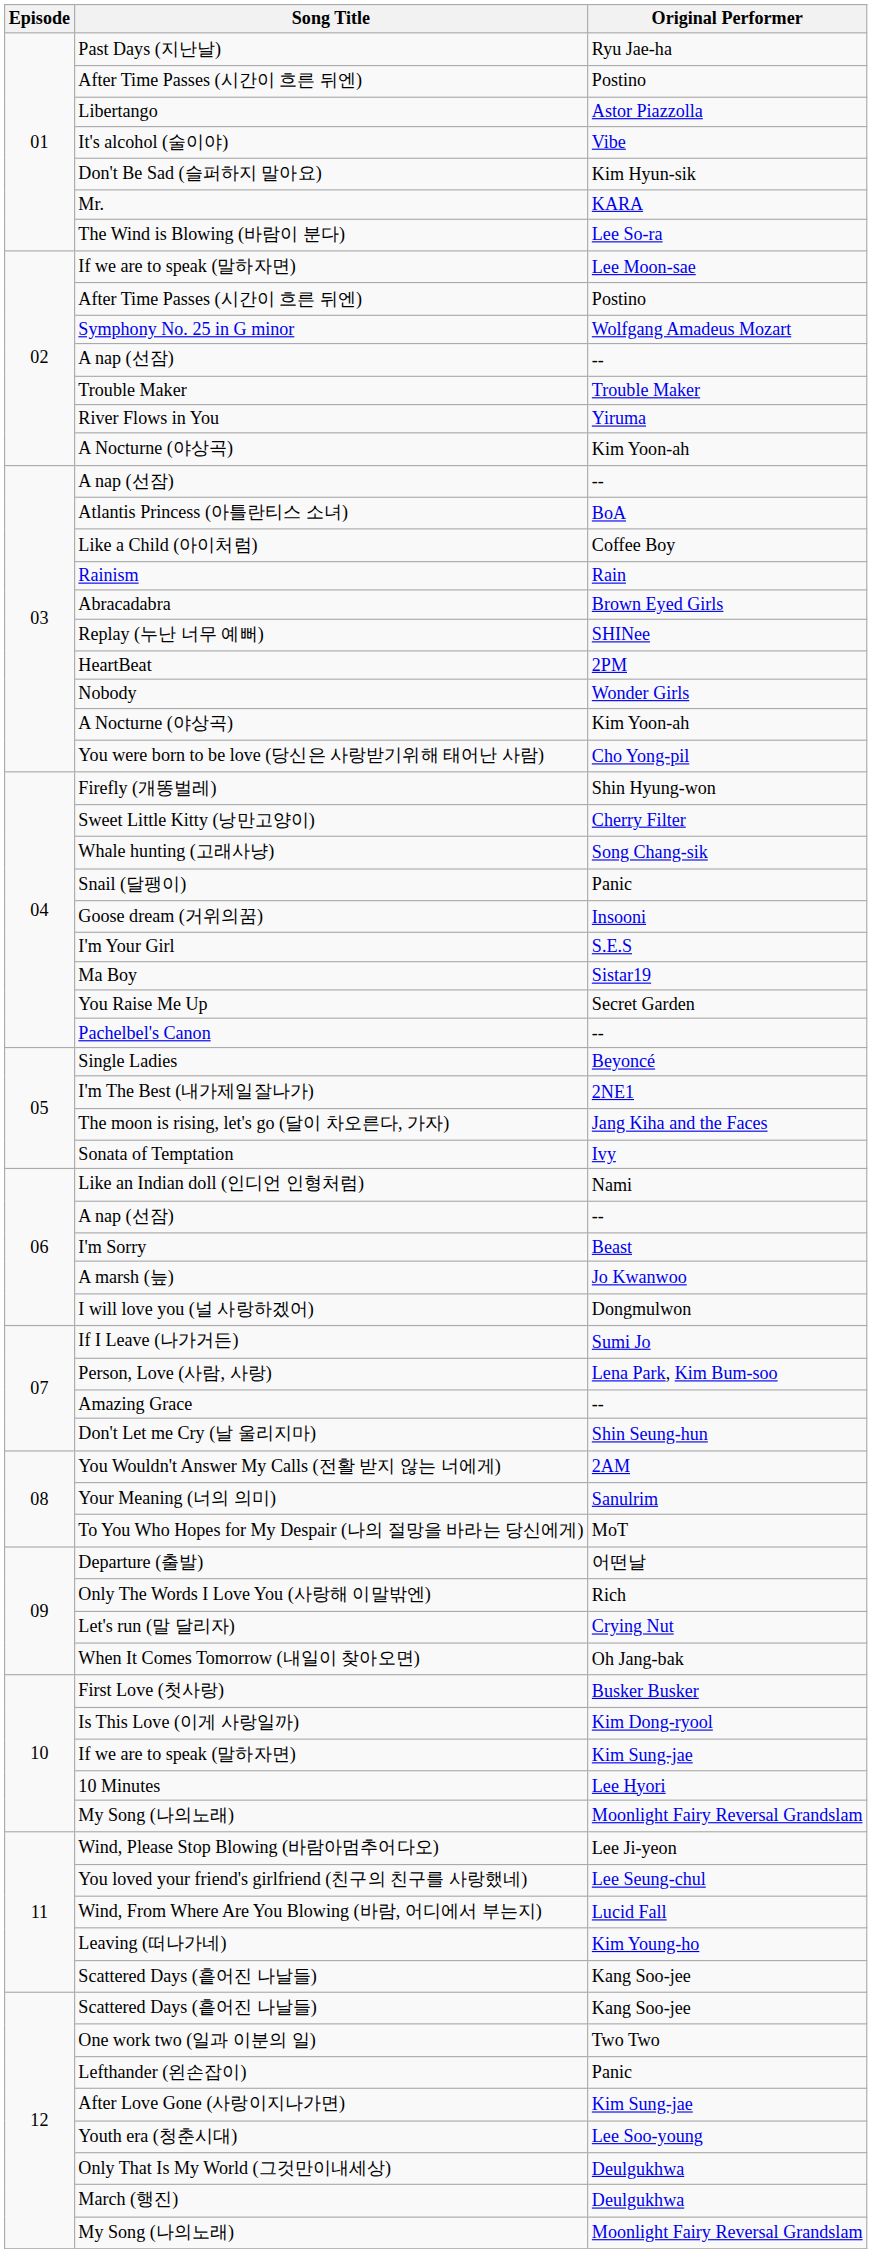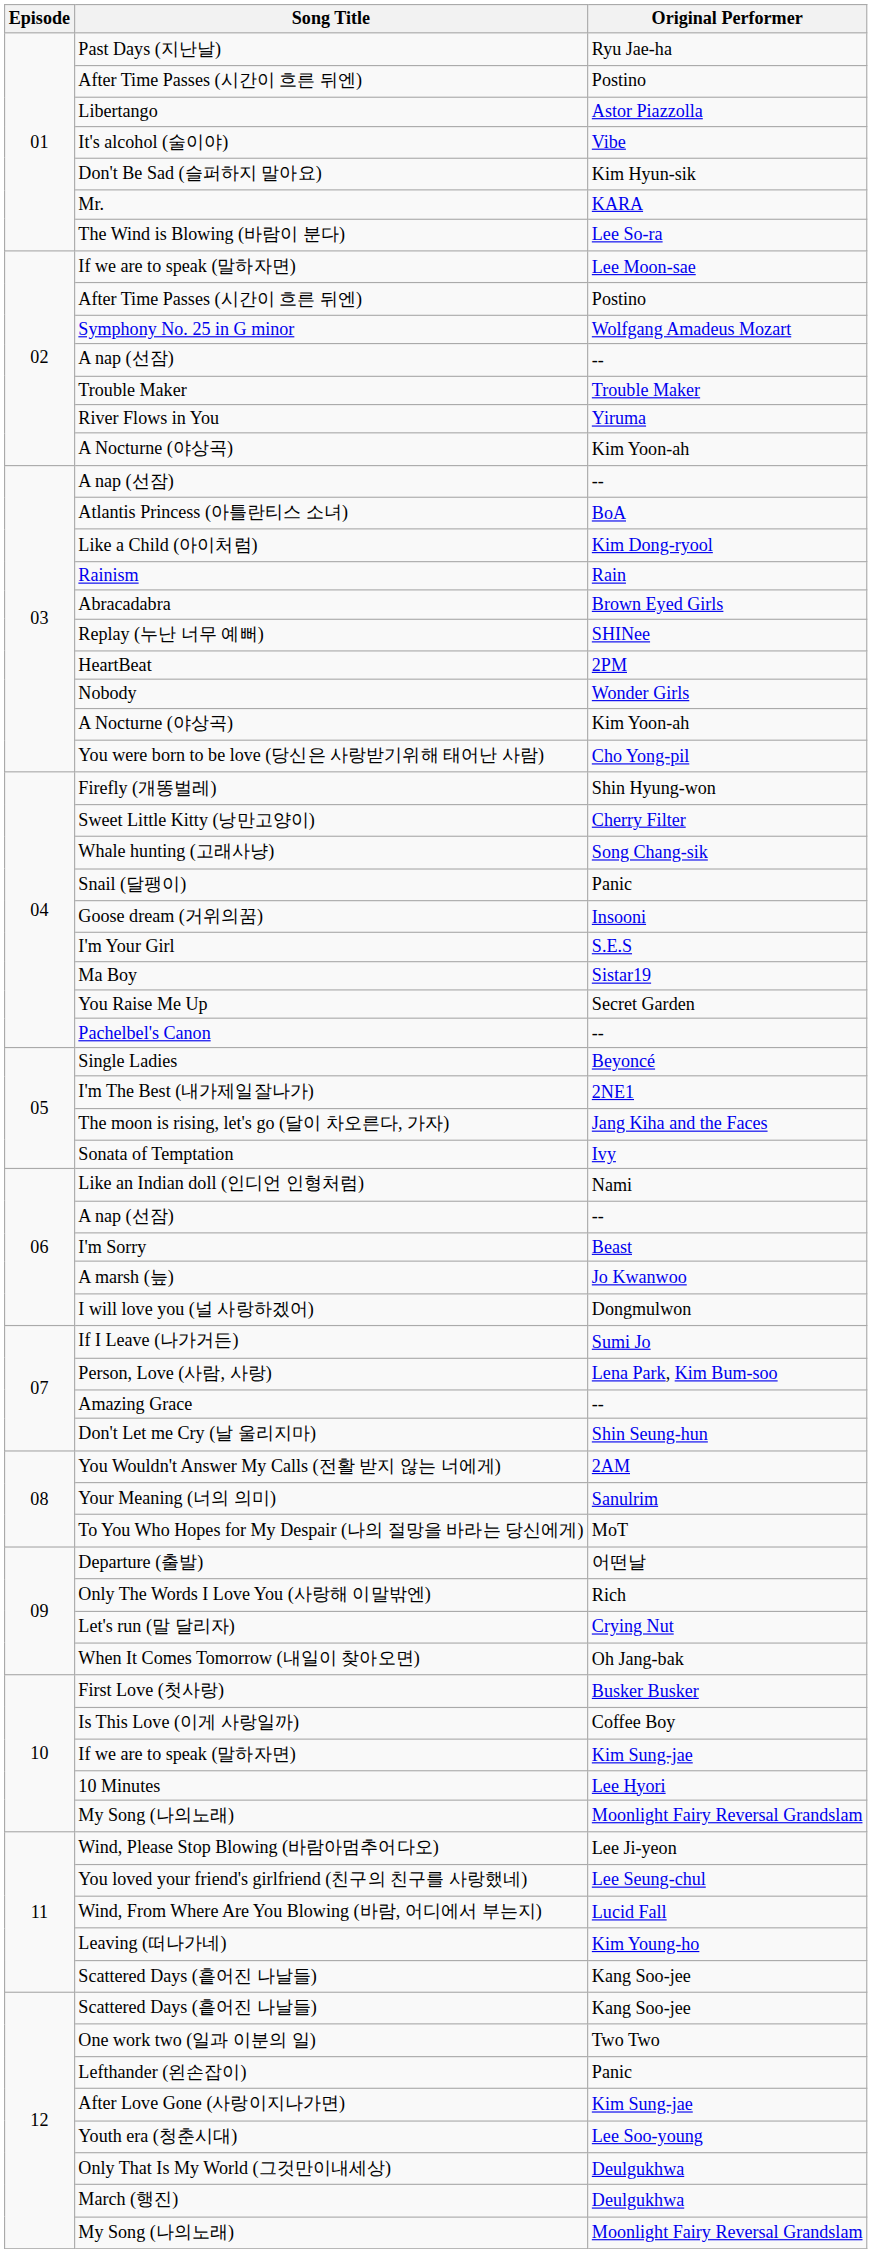(634, 545) Coffee Boy -> (652, 545) Kim Dong-ryool
(652, 1723) Kim Dong-ryool -> (634, 1723) Coffee Boy
